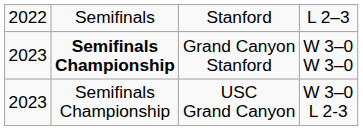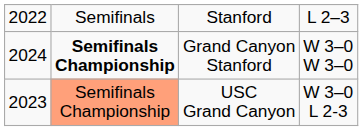(28, 55) 2023 -> (28, 55) 2024
(115, 102) no background -> (115, 102) lightsalmon background
